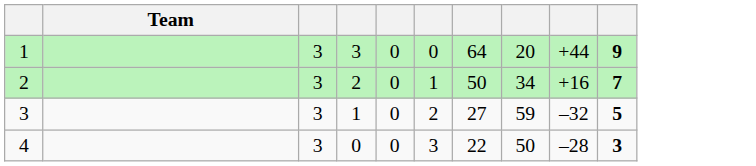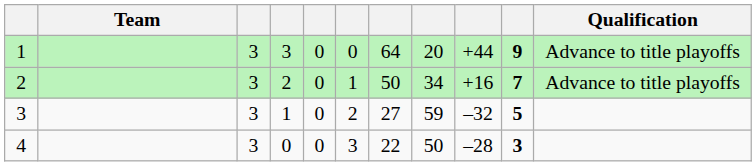+ column: (643, 20)
